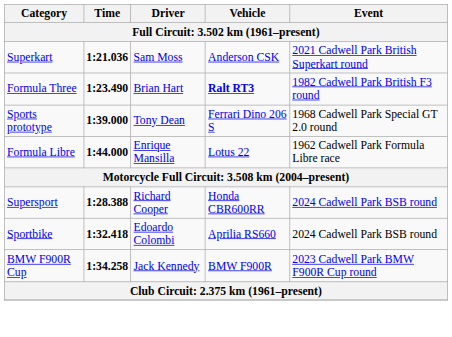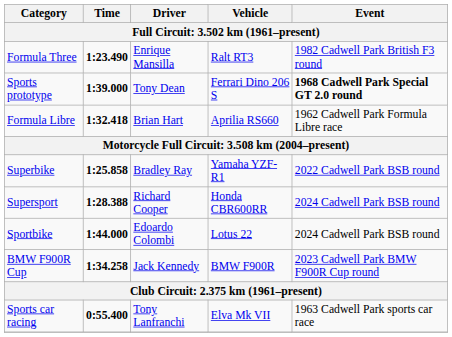- row: (30, 57)
(158, 89) Brian Hart -> (154, 57) Enrique Mansilla
(231, 89) bold -> (232, 57) normal
(365, 120) normal -> (362, 89) bold
(107, 152) 1:44.000 -> (107, 120) 1:32.418
(154, 152) Enrique Mansilla -> (158, 120) Brian Hart
(229, 152) Lotus 22 -> (245, 120) Aprilia RS660
+ row: (31, 170)
(107, 234) 1:32.418 -> (107, 234) 1:44.000
(242, 234) Aprilia RS660 -> (231, 234) Lotus 22
+ row: (31, 316)
